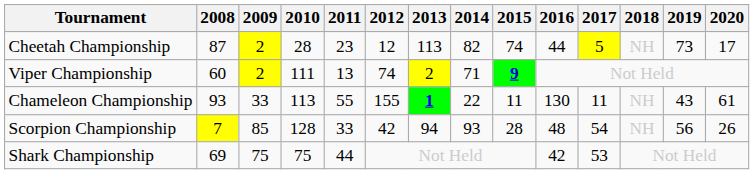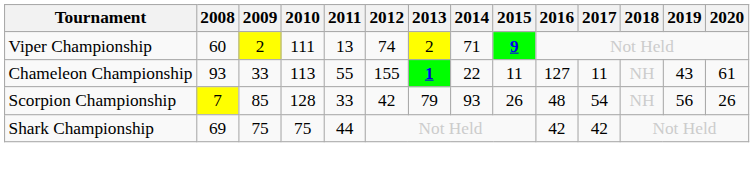- row: (89, 45)
(557, 100) 130 -> (557, 73) 127
(429, 127) 94 -> (429, 100) 79
(514, 127) 28 -> (514, 100) 26
(599, 155) 53 -> (599, 127) 42
